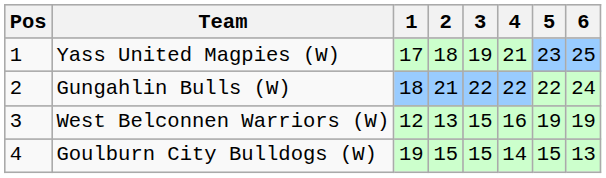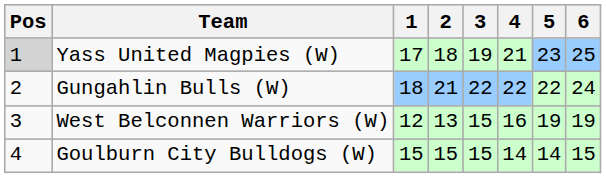(16, 55) no background -> (16, 55) lightgrey background
(411, 155) 19 -> (411, 155) 15
(549, 155) 15 -> (549, 155) 14
(584, 155) 13 -> (584, 155) 15
